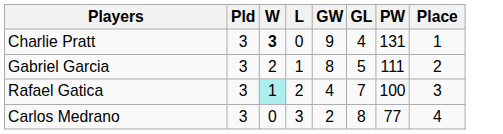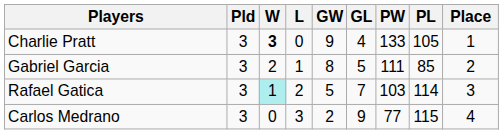+ column: (426, 16)
(393, 41) 131 -> (393, 41) 133
(330, 91) 4 -> (330, 91) 5
(393, 91) 100 -> (393, 91) 103
(361, 116) 8 -> (361, 116) 9
